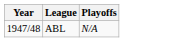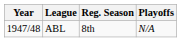+ column: (108, 12)
